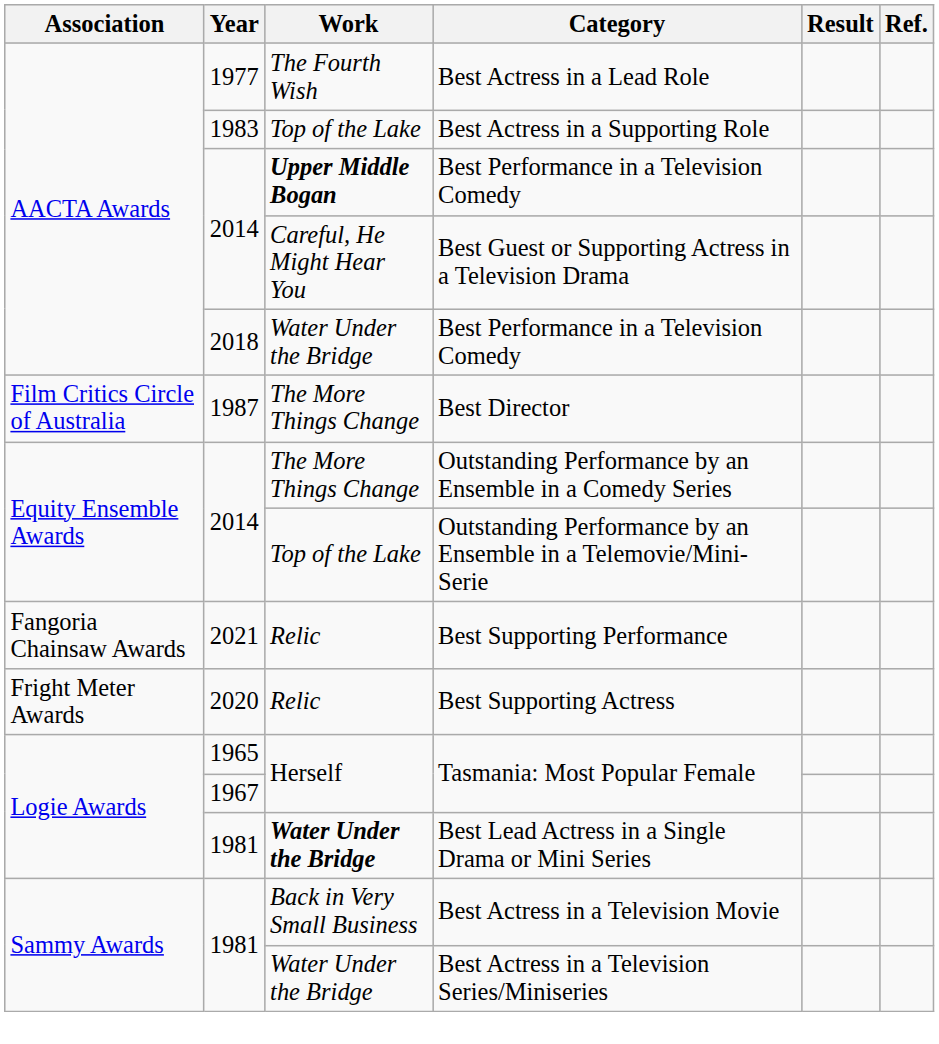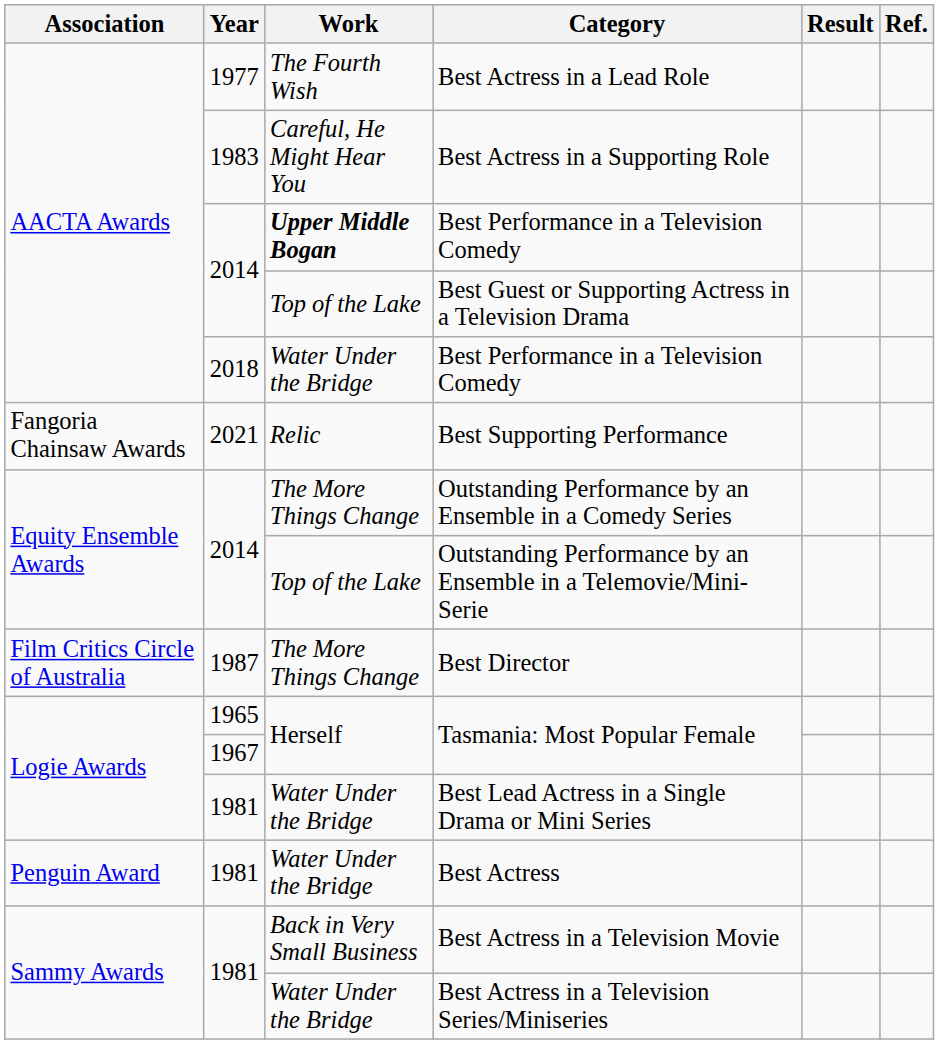(345, 129) Top of the Lake -> (328, 156) Careful, He Might Hear You
(328, 261) Careful, He Might Hear You -> (345, 303) Top of the Lake
rows swapped: (234, 634) <-> (234, 408)
- row: (234, 701)
(335, 845) bold -> (333, 806) normal
+ row: (234, 872)
